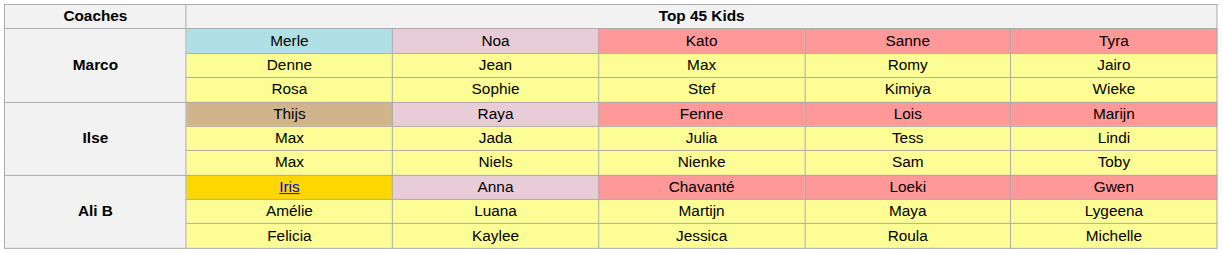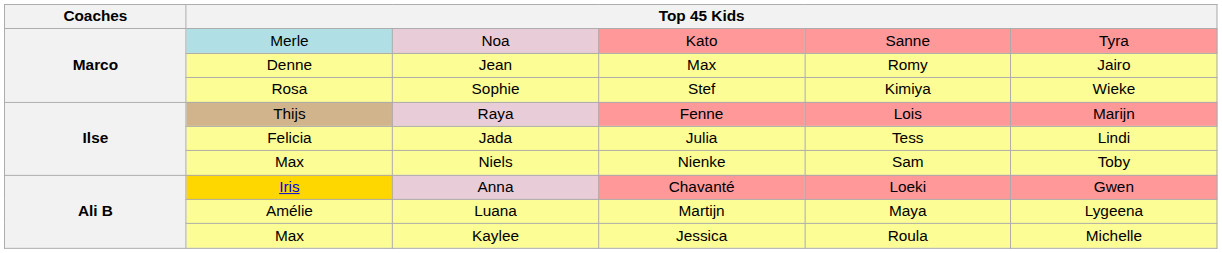(289, 138) Max -> (289, 138) Felicia
(289, 235) Felicia -> (289, 235) Max
